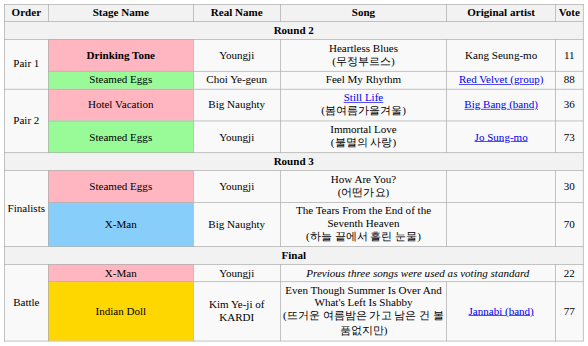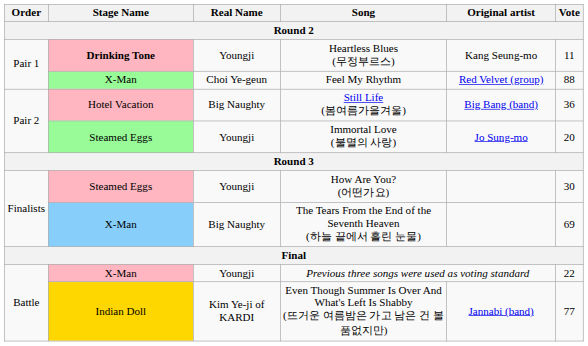(121, 80) Steamed Eggs -> (121, 80) X-Man
(569, 137) 73 -> (569, 137) 20
(569, 224) 70 -> (569, 224) 69
